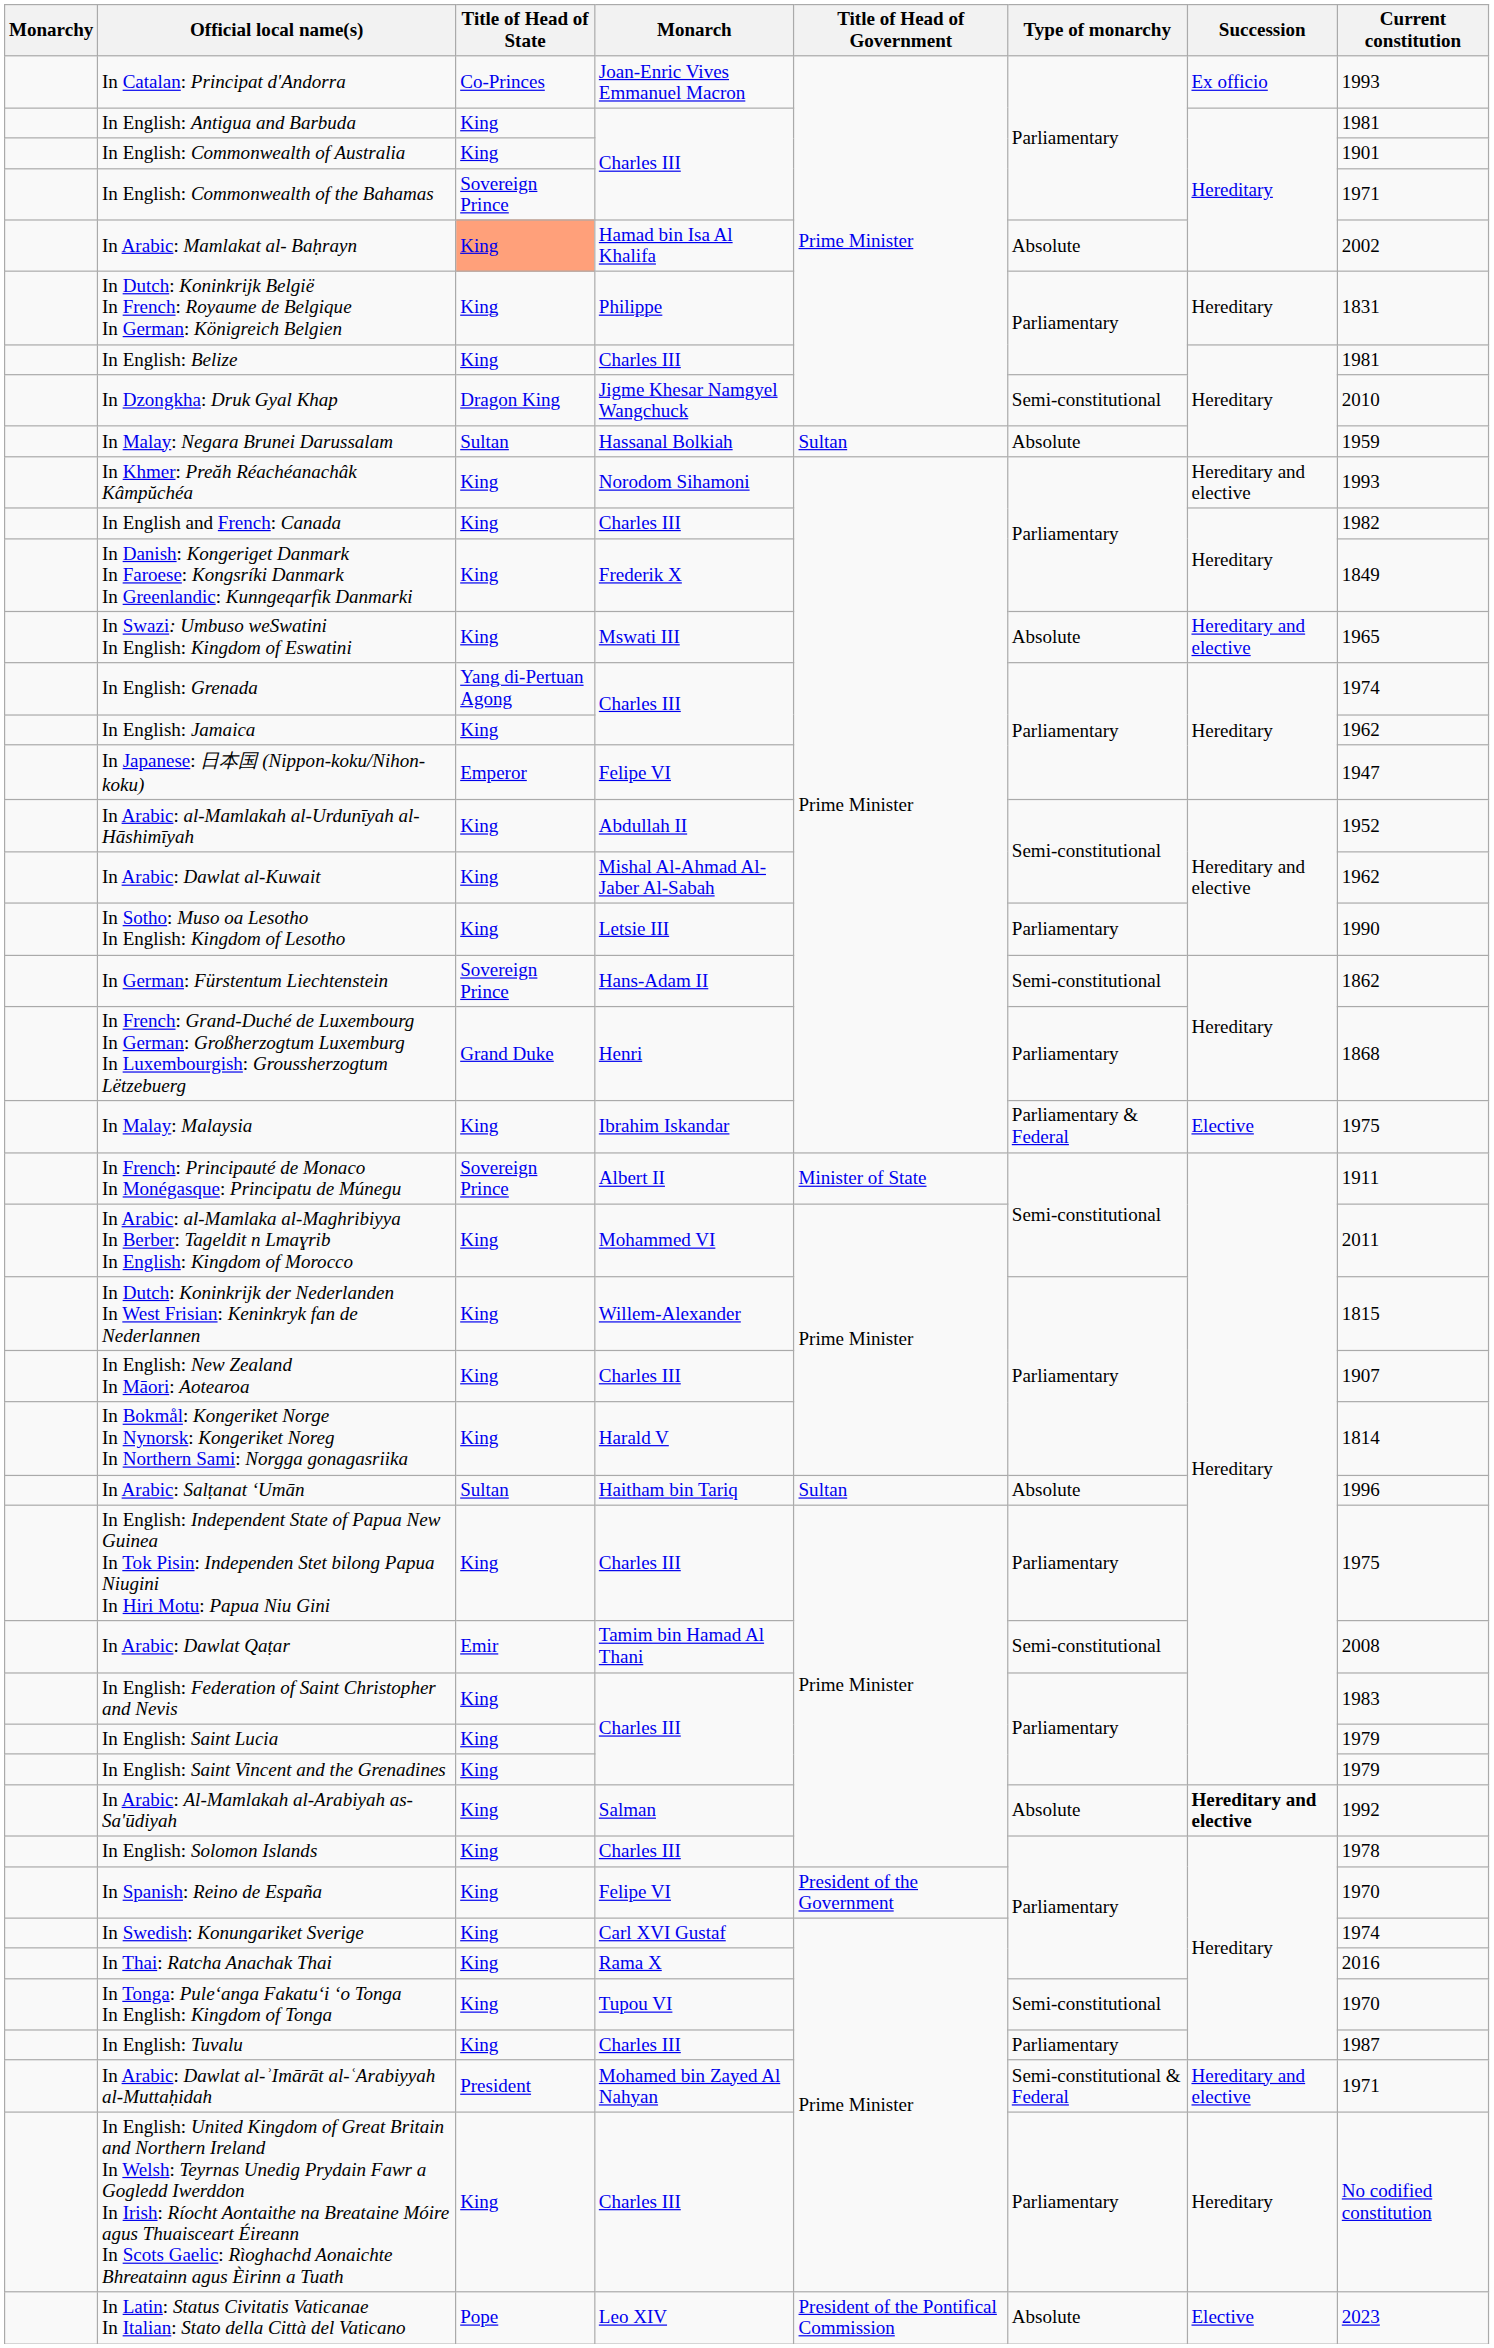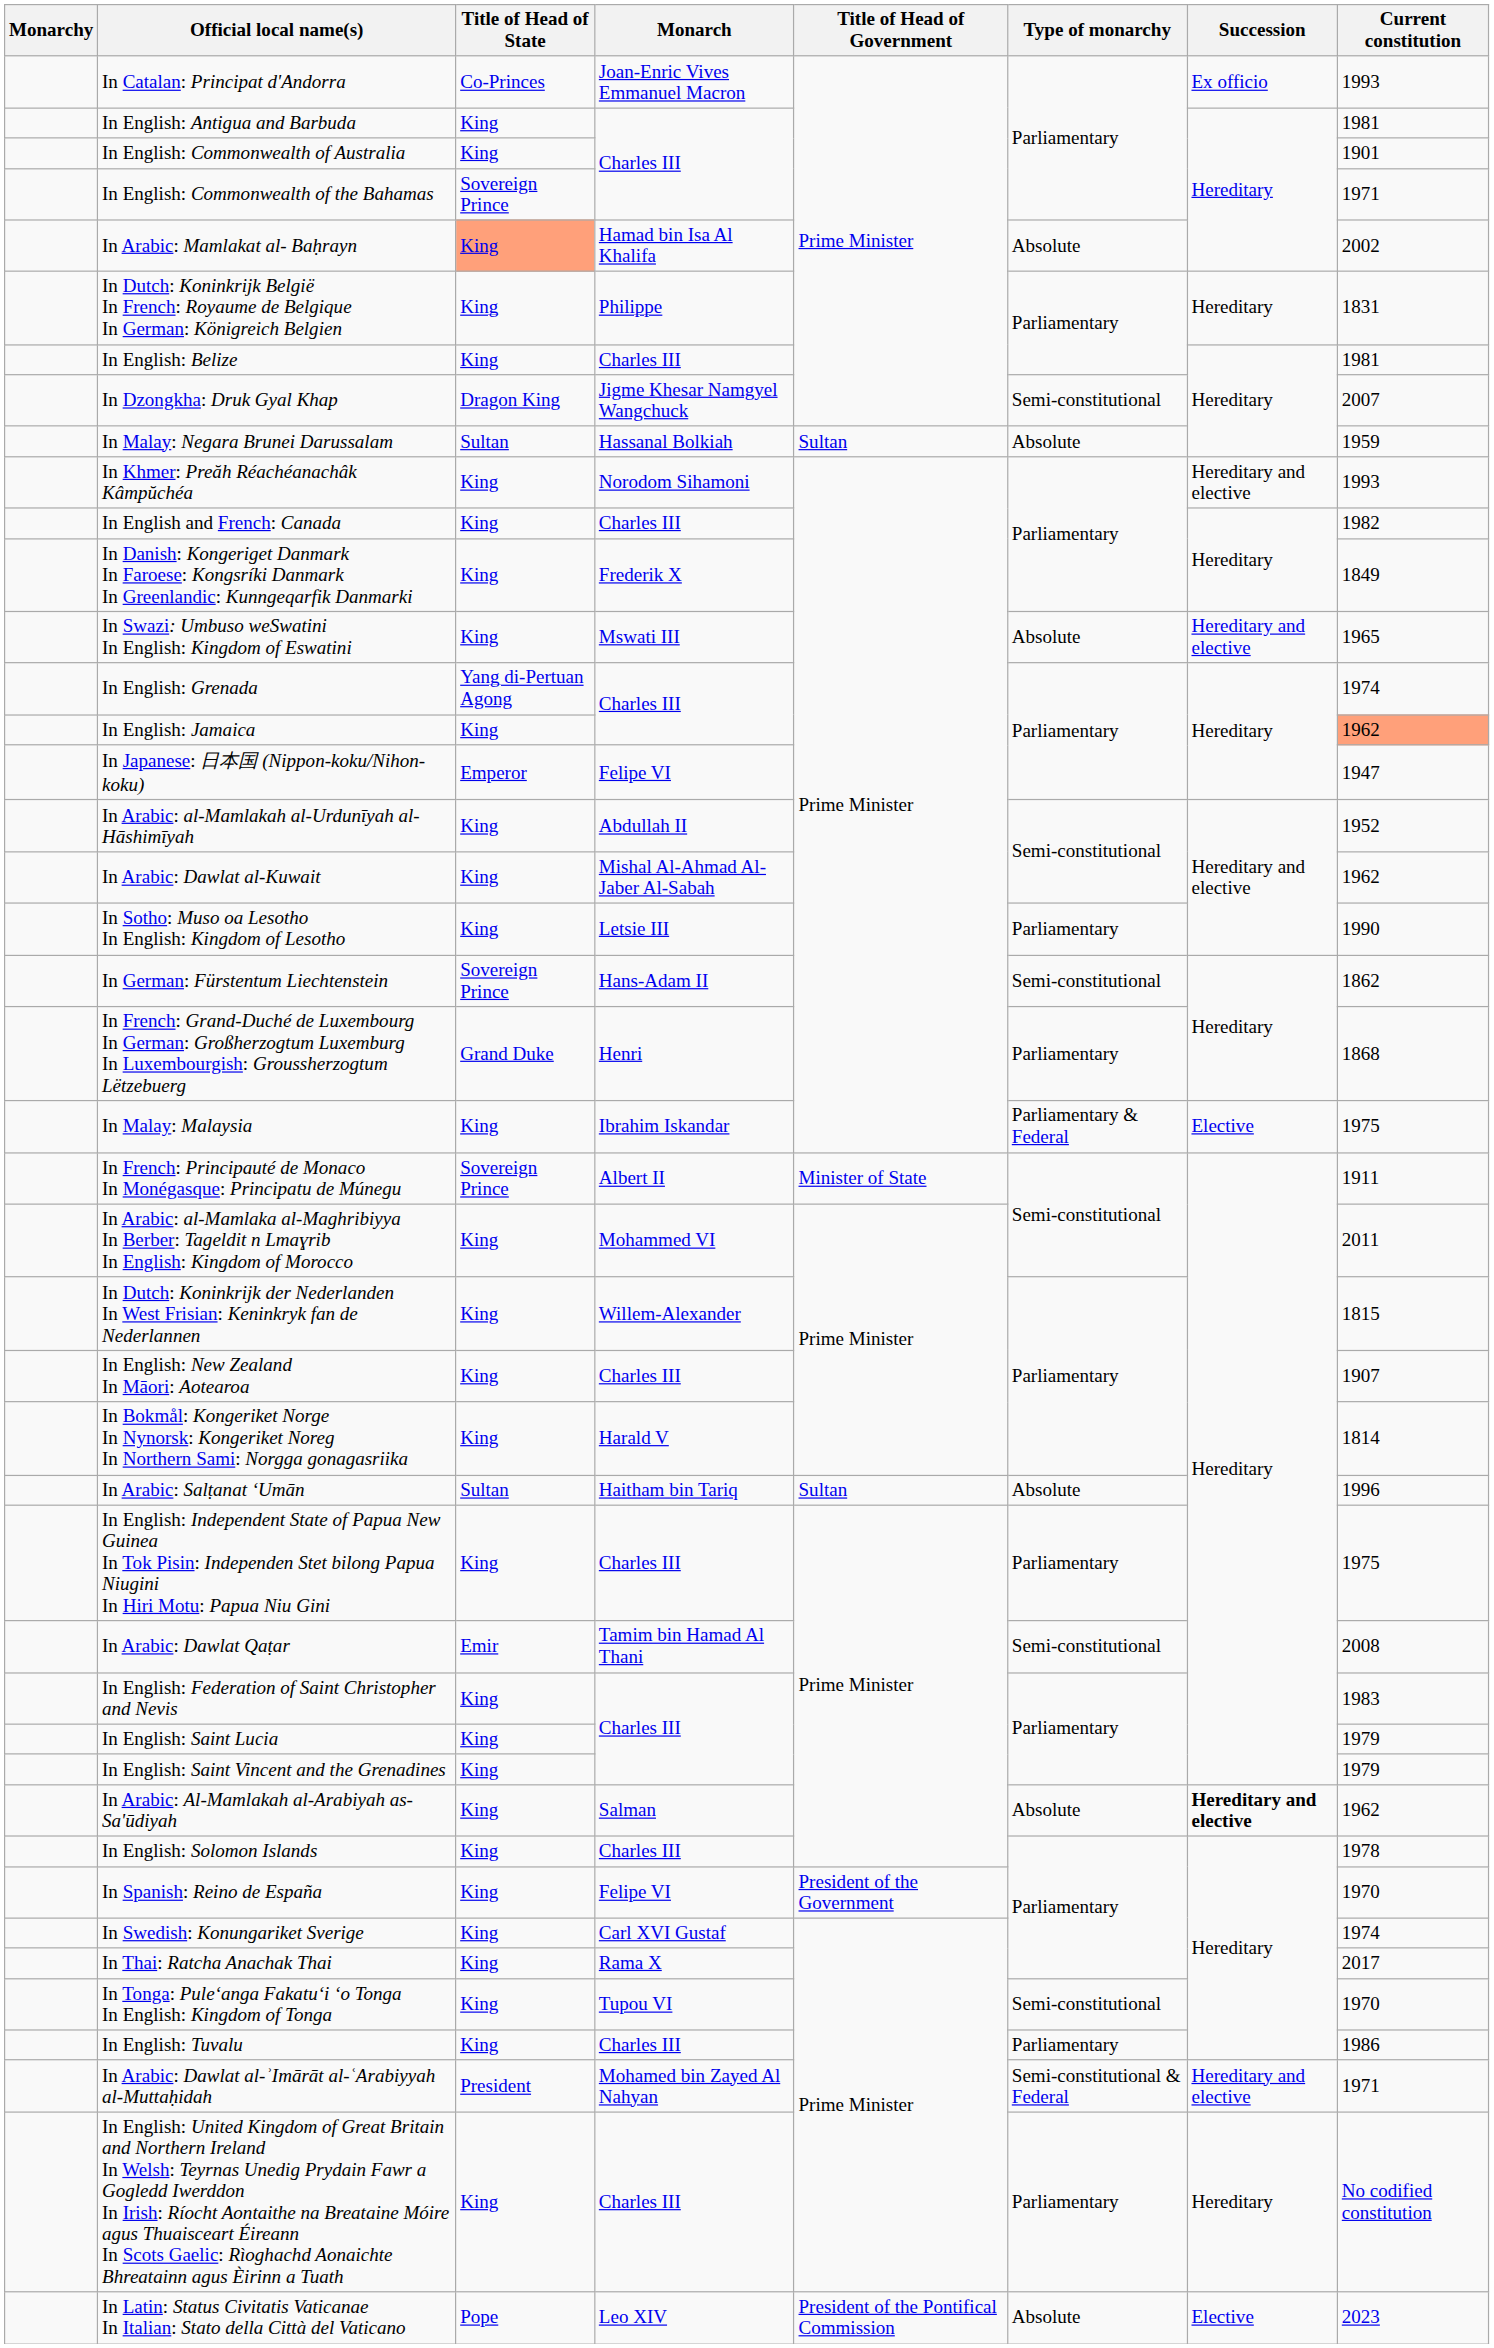(1361, 400) 2010 -> (1361, 400) 2007
(1361, 729) no background -> (1361, 729) lightsalmon background
(1361, 1810) 1992 -> (1361, 1810) 1962
(1361, 1963) 2016 -> (1361, 1963) 2017
(1361, 2044) 1987 -> (1361, 2044) 1986
